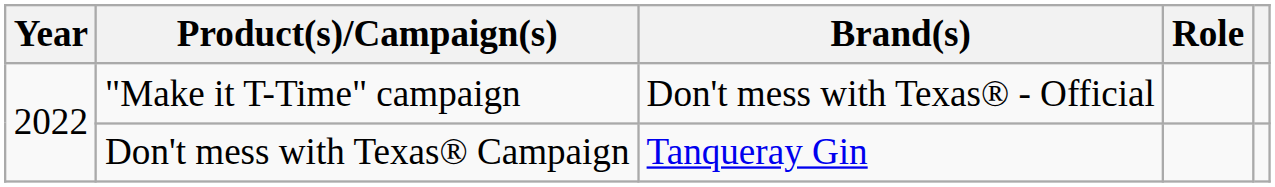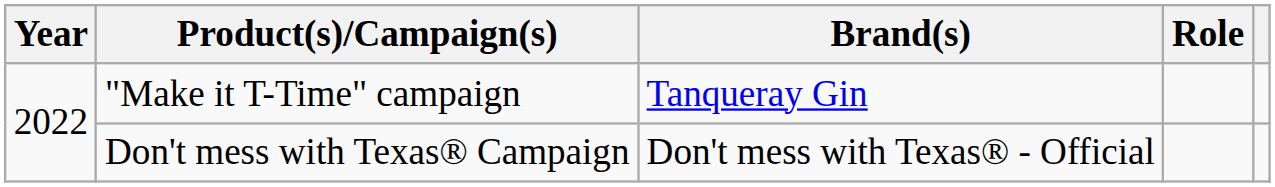(901, 92) Don't mess with Texas® - Official -> (757, 92) Tanqueray Gin
(757, 151) Tanqueray Gin -> (901, 151) Don't mess with Texas® - Official
